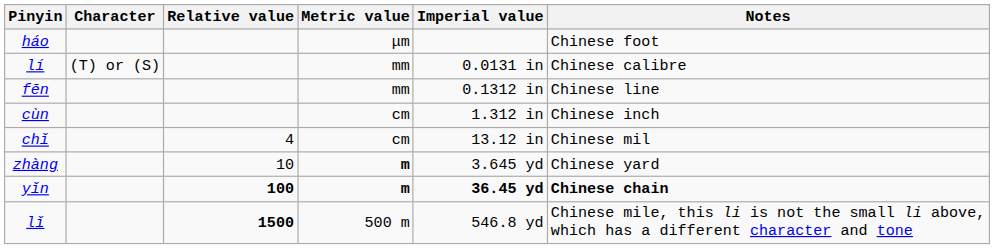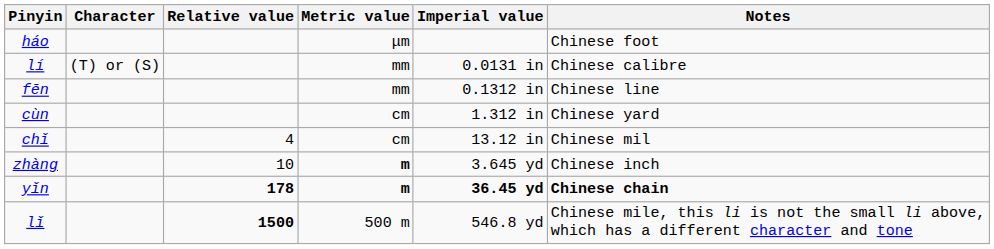(605, 115) Chinese inch -> (605, 115) Chinese yard
(605, 164) Chinese yard -> (605, 164) Chinese inch
(280, 189) 100 -> (280, 189) 178
